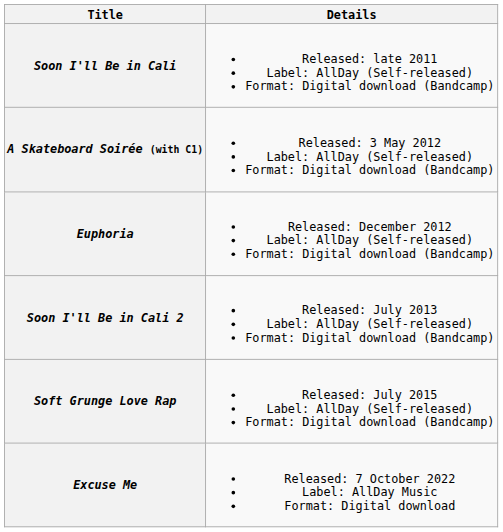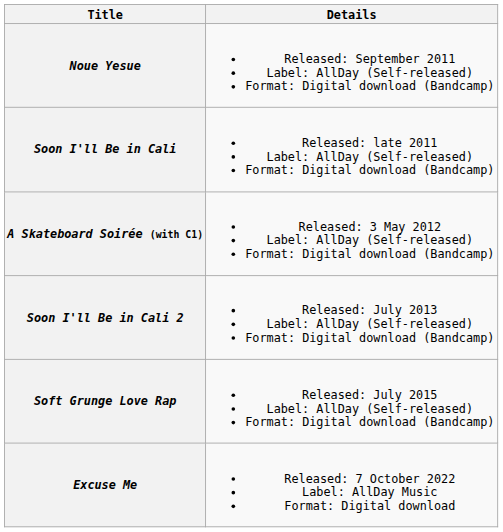+ row: (105, 66)
- row: (105, 233)
